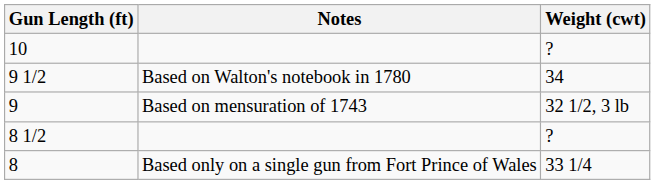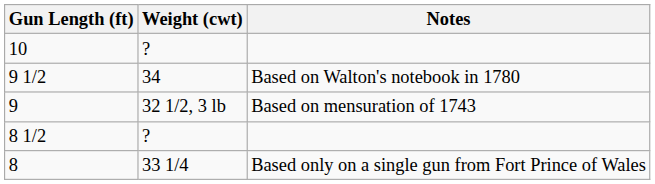columns swapped: (596, 19) <-> (339, 19)
